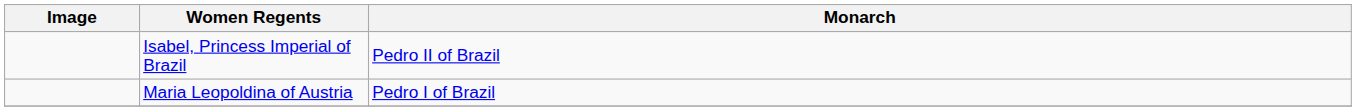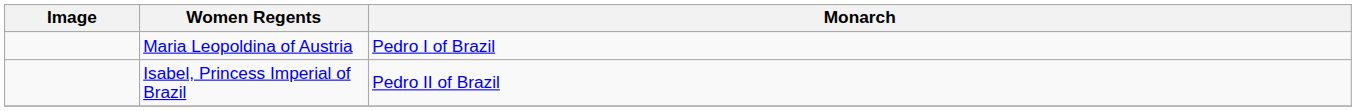rows swapped: (248, 92) <-> (247, 55)
